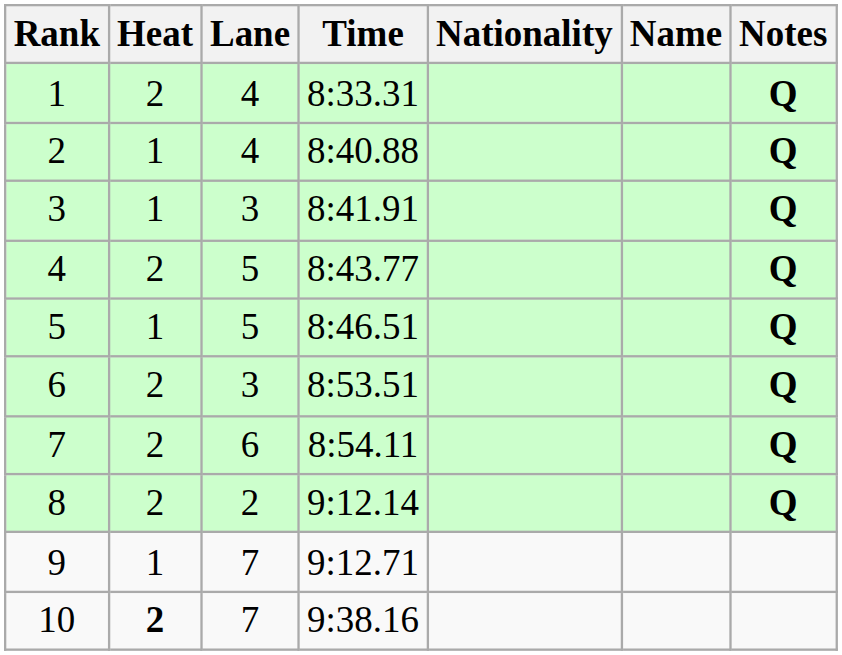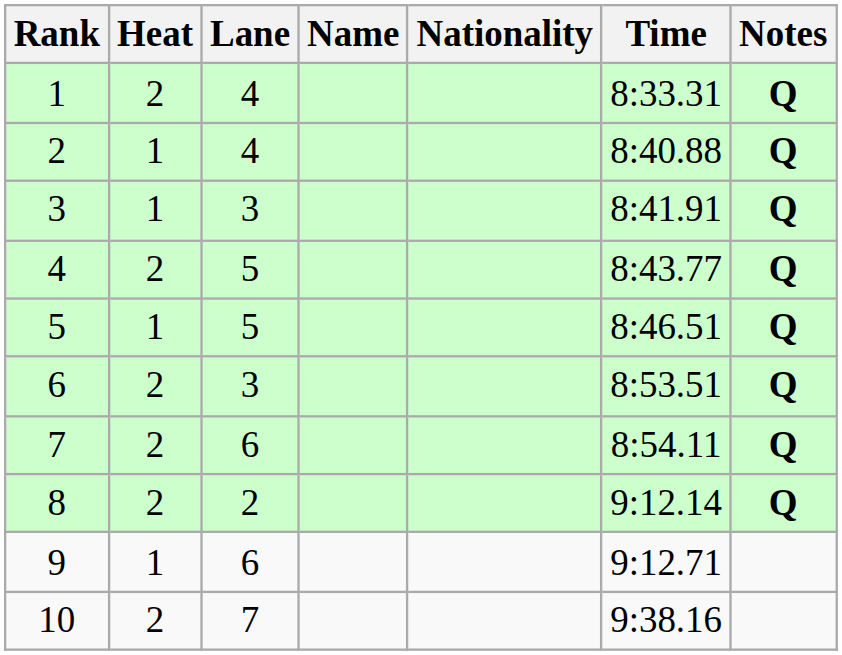columns swapped: (676, 33) <-> (363, 33)
(250, 561) 7 -> (250, 561) 6
(155, 619) bold -> (155, 619) normal
